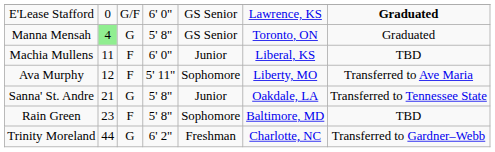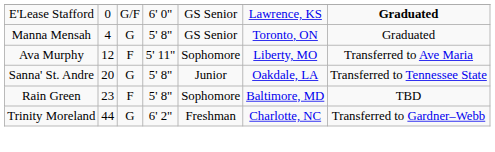(108, 34) lightgreen background -> (108, 34) no background
- row: (51, 55)
(108, 95) 21 -> (108, 75) 20
